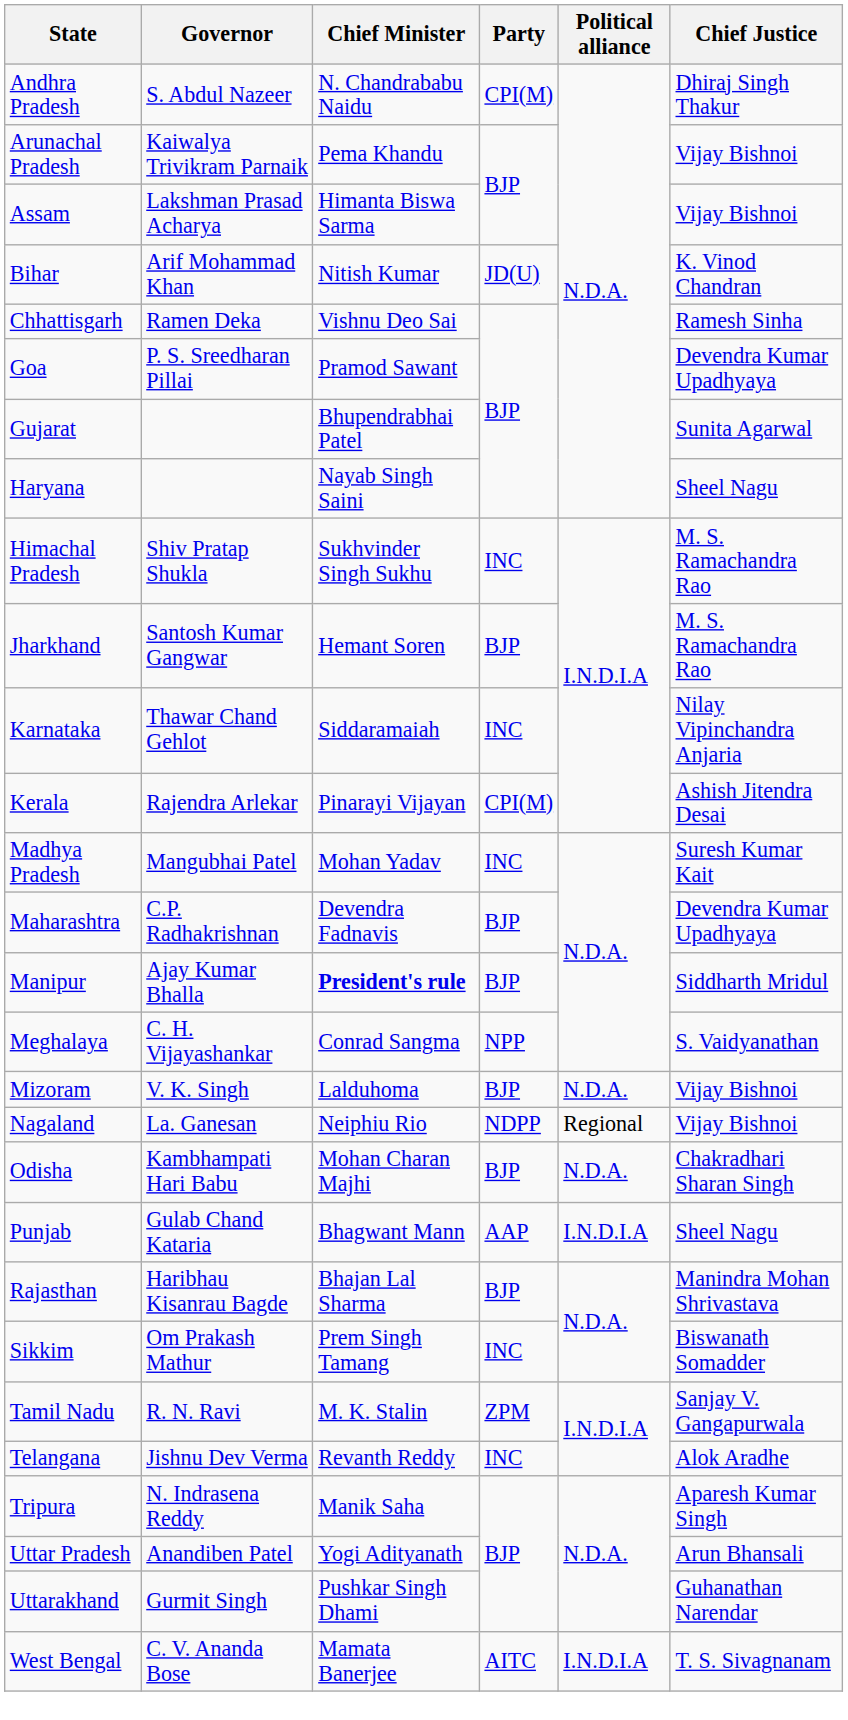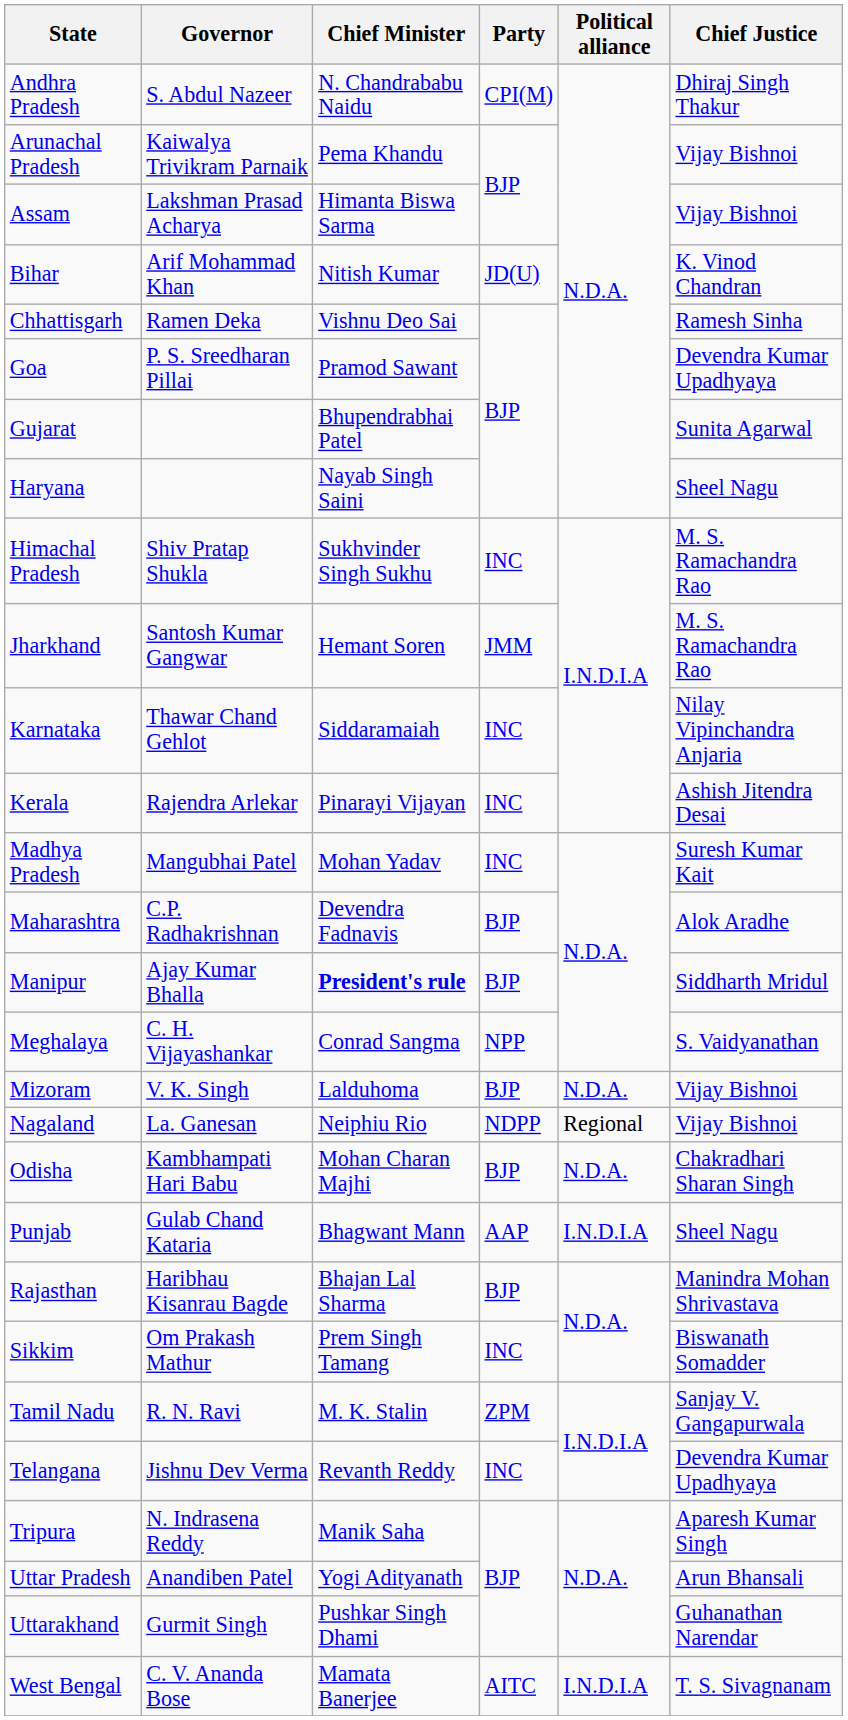(502, 645) BJP -> (508, 645) JMM
(519, 802) CPI(M) -> (503, 802) INC
(752, 922) Devendra Kumar Upadhyaya -> (732, 922) Alok Aradhe
(732, 1458) Alok Aradhe -> (752, 1471) Devendra Kumar Upadhyaya
